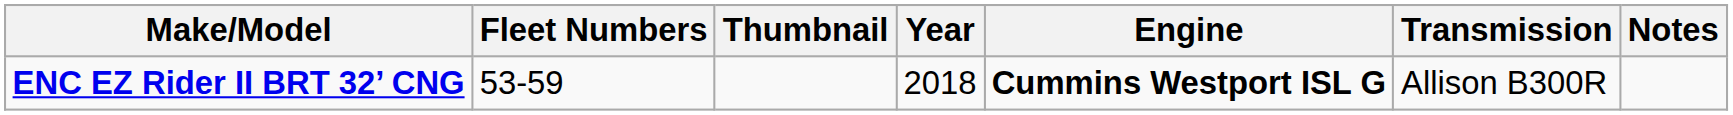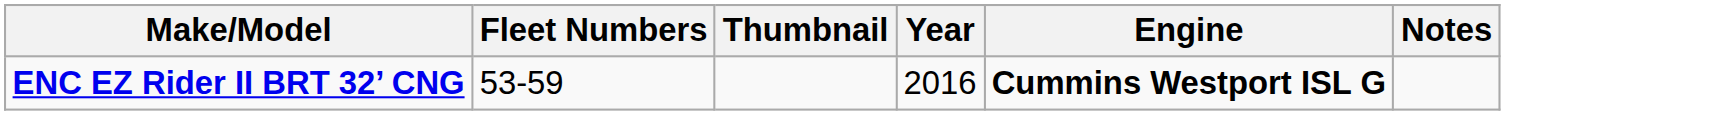- column: (1507, 30)
(940, 82) 2018 -> (940, 82) 2016
